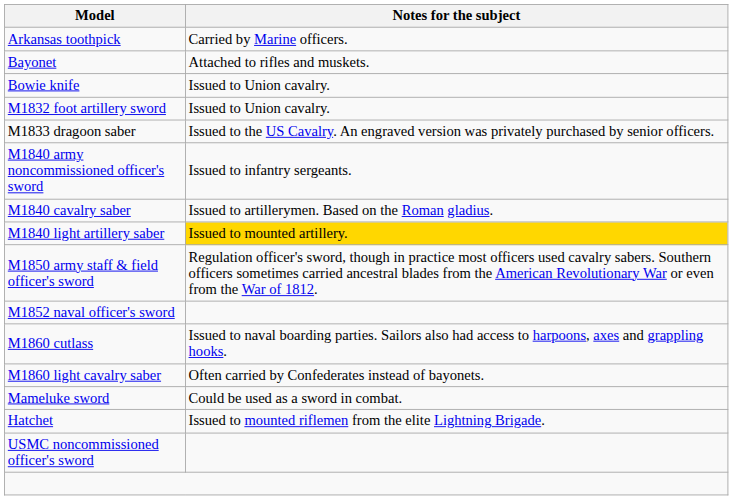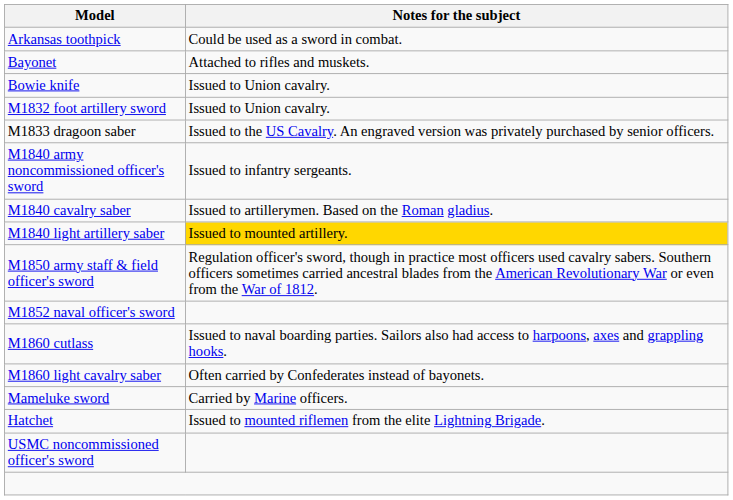(268, 39) Carried by Marine officers. -> (295, 39) Could be used as a sword in combat.
(295, 398) Could be used as a sword in combat. -> (268, 398) Carried by Marine officers.
